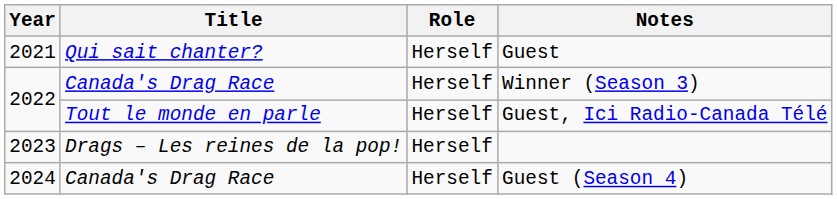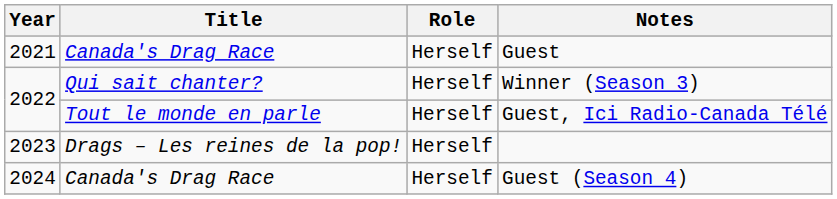(164, 52) Qui sait chanter? -> (170, 52) Canada's Drag Race
(170, 84) Canada's Drag Race -> (164, 84) Qui sait chanter?
